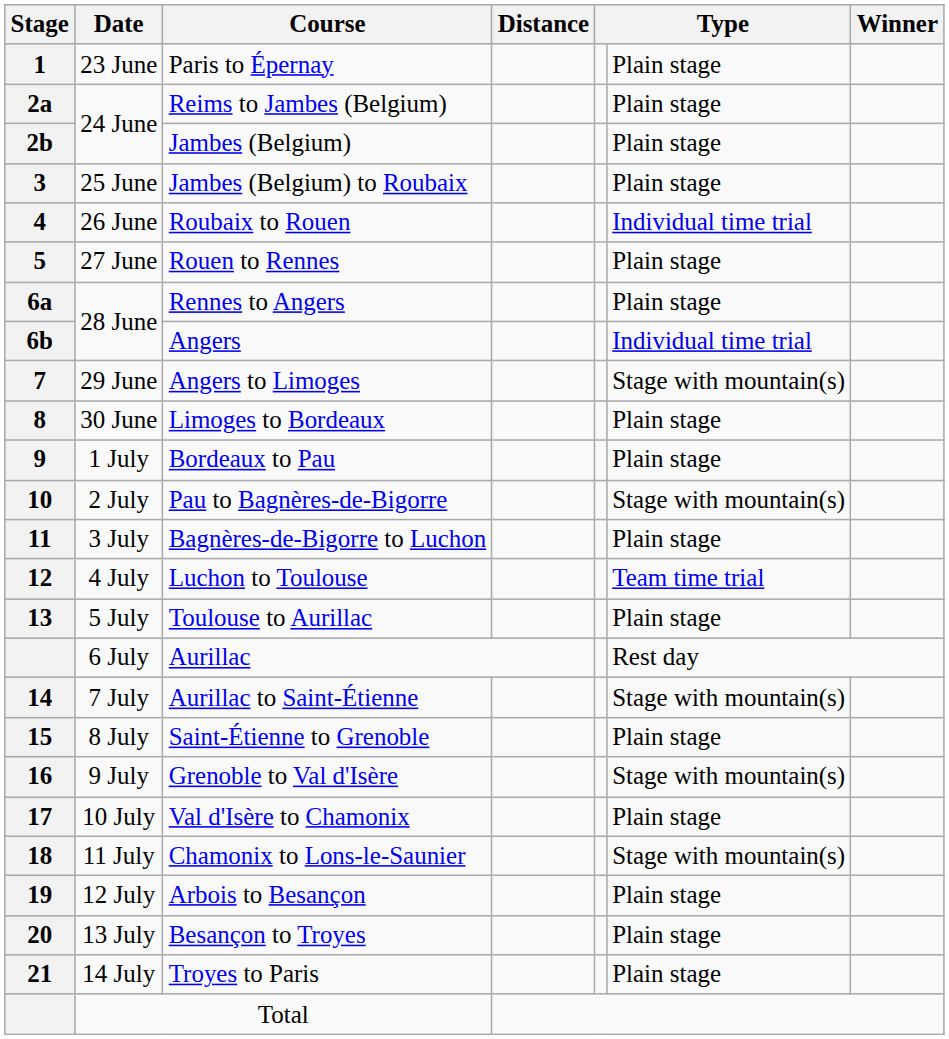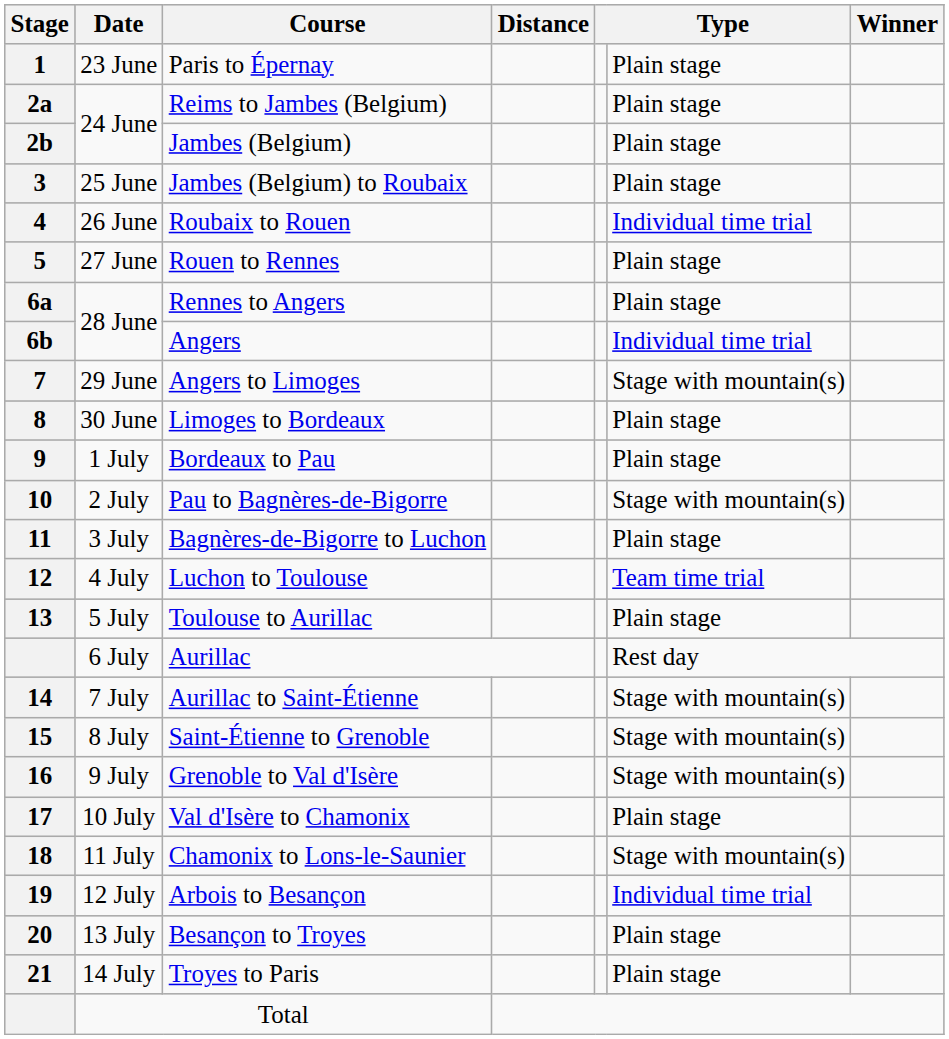(667, 736) Plain stage -> (729, 736) Stage with mountain(s)
(667, 895) Plain stage -> (712, 895) Individual time trial
